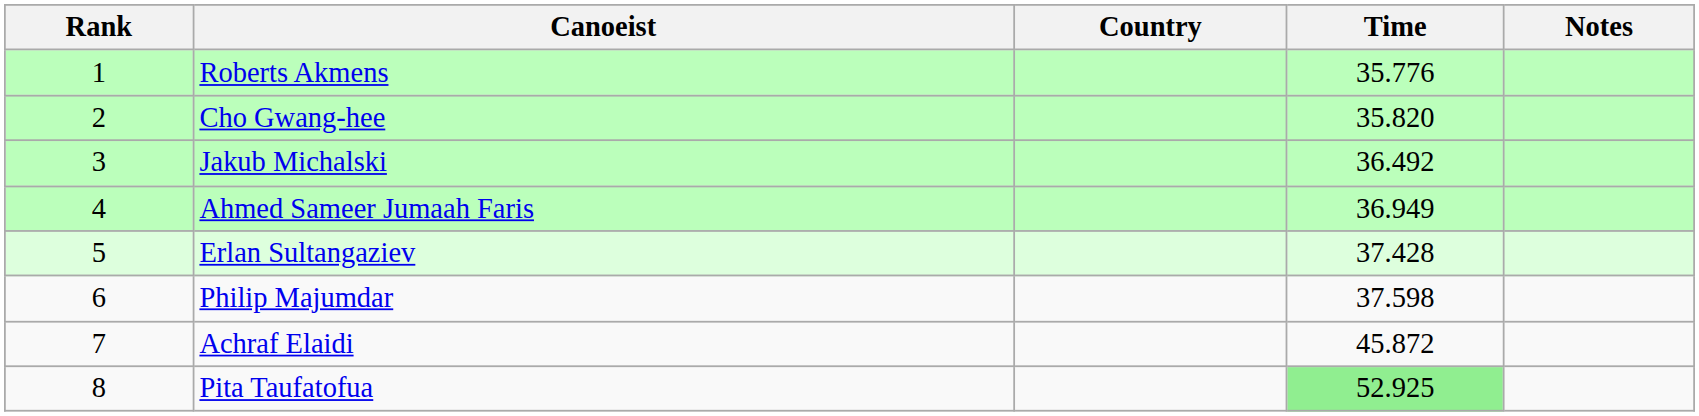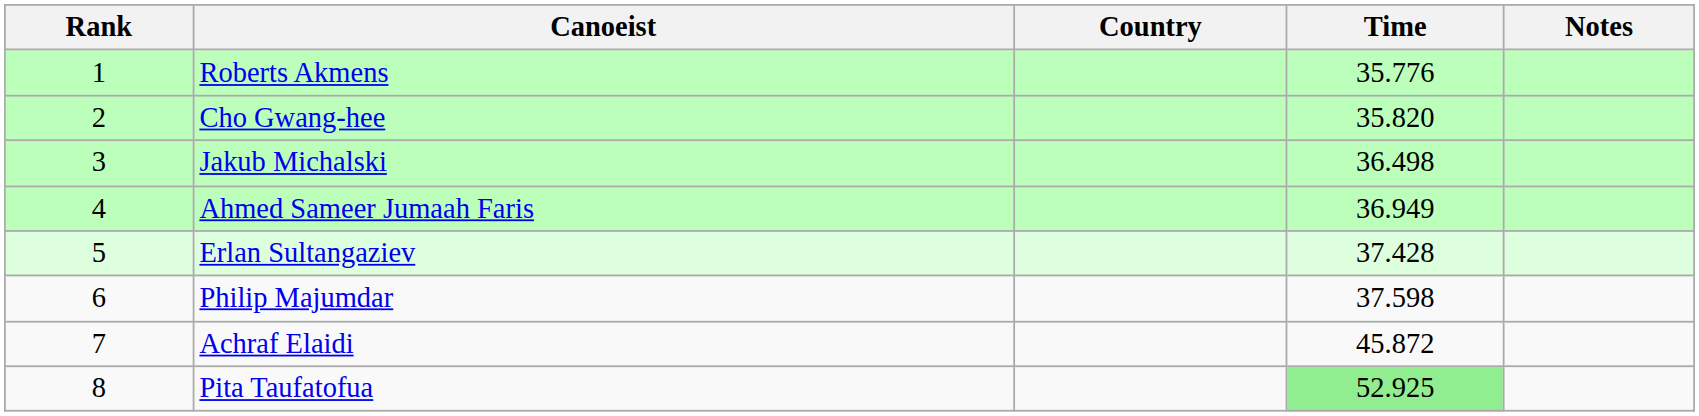(1395, 162) 36.492 -> (1395, 162) 36.498
